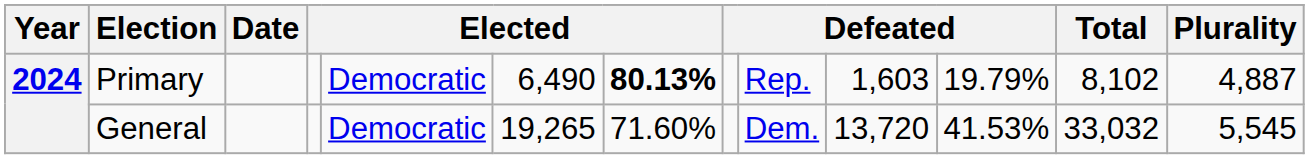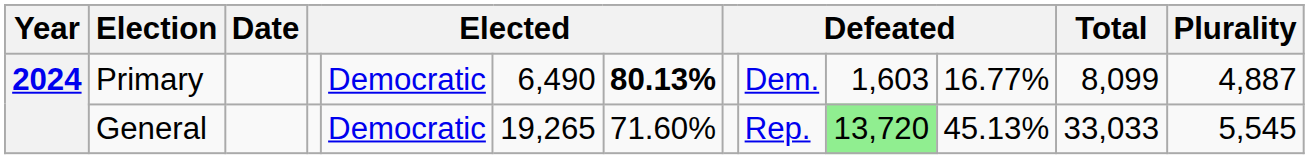(778, 78) Rep. -> (782, 78) Dem.
(996, 78) 19.79% -> (996, 78) 16.77%
(1120, 78) 8,102 -> (1120, 78) 8,099
(782, 128) Dem. -> (778, 128) Rep.
(881, 128) no background -> (881, 128) lightgreen background
(996, 128) 41.53% -> (996, 128) 45.13%
(1111, 128) 33,032 -> (1111, 128) 33,033
